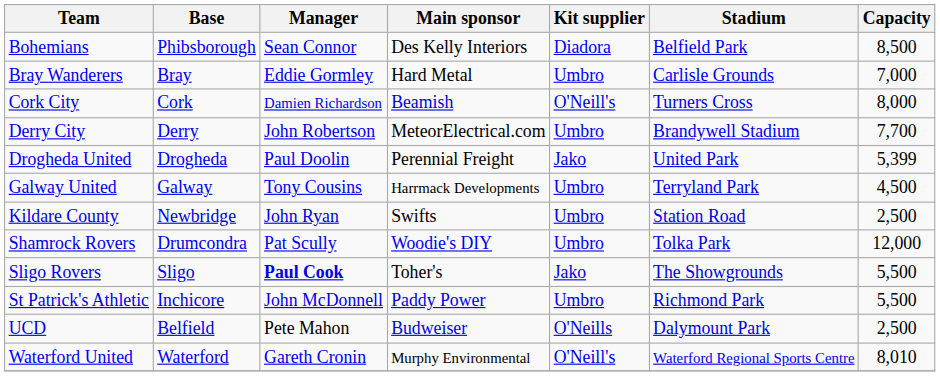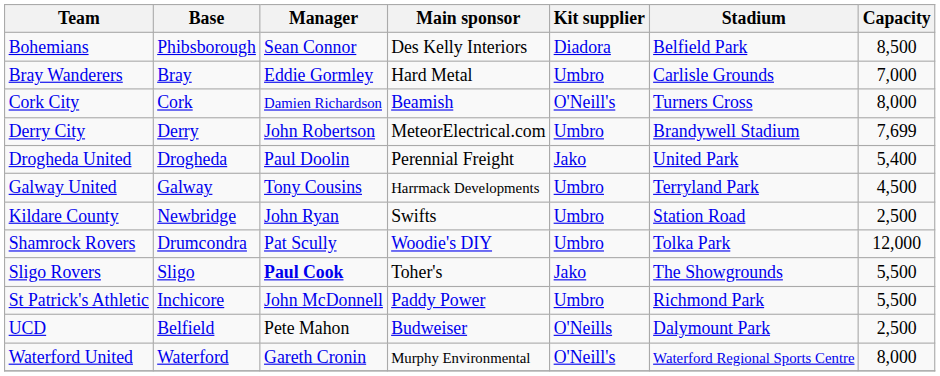(897, 131) 7,700 -> (897, 131) 7,699
(897, 159) 5,399 -> (897, 159) 5,400
(897, 356) 8,010 -> (897, 356) 8,000
